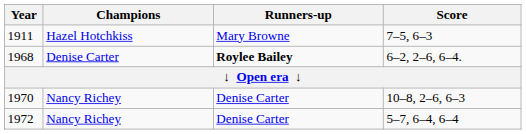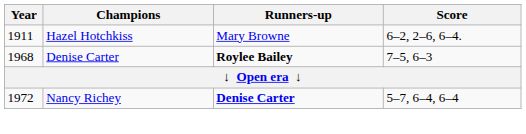(409, 35) 7–5, 6–3 -> (424, 35) 6–2, 2–6, 6–4.
(424, 56) 6–2, 2–6, 6–4. -> (409, 56) 7–5, 6–3
- row: (21, 98)
(253, 118) normal -> (255, 98) bold
